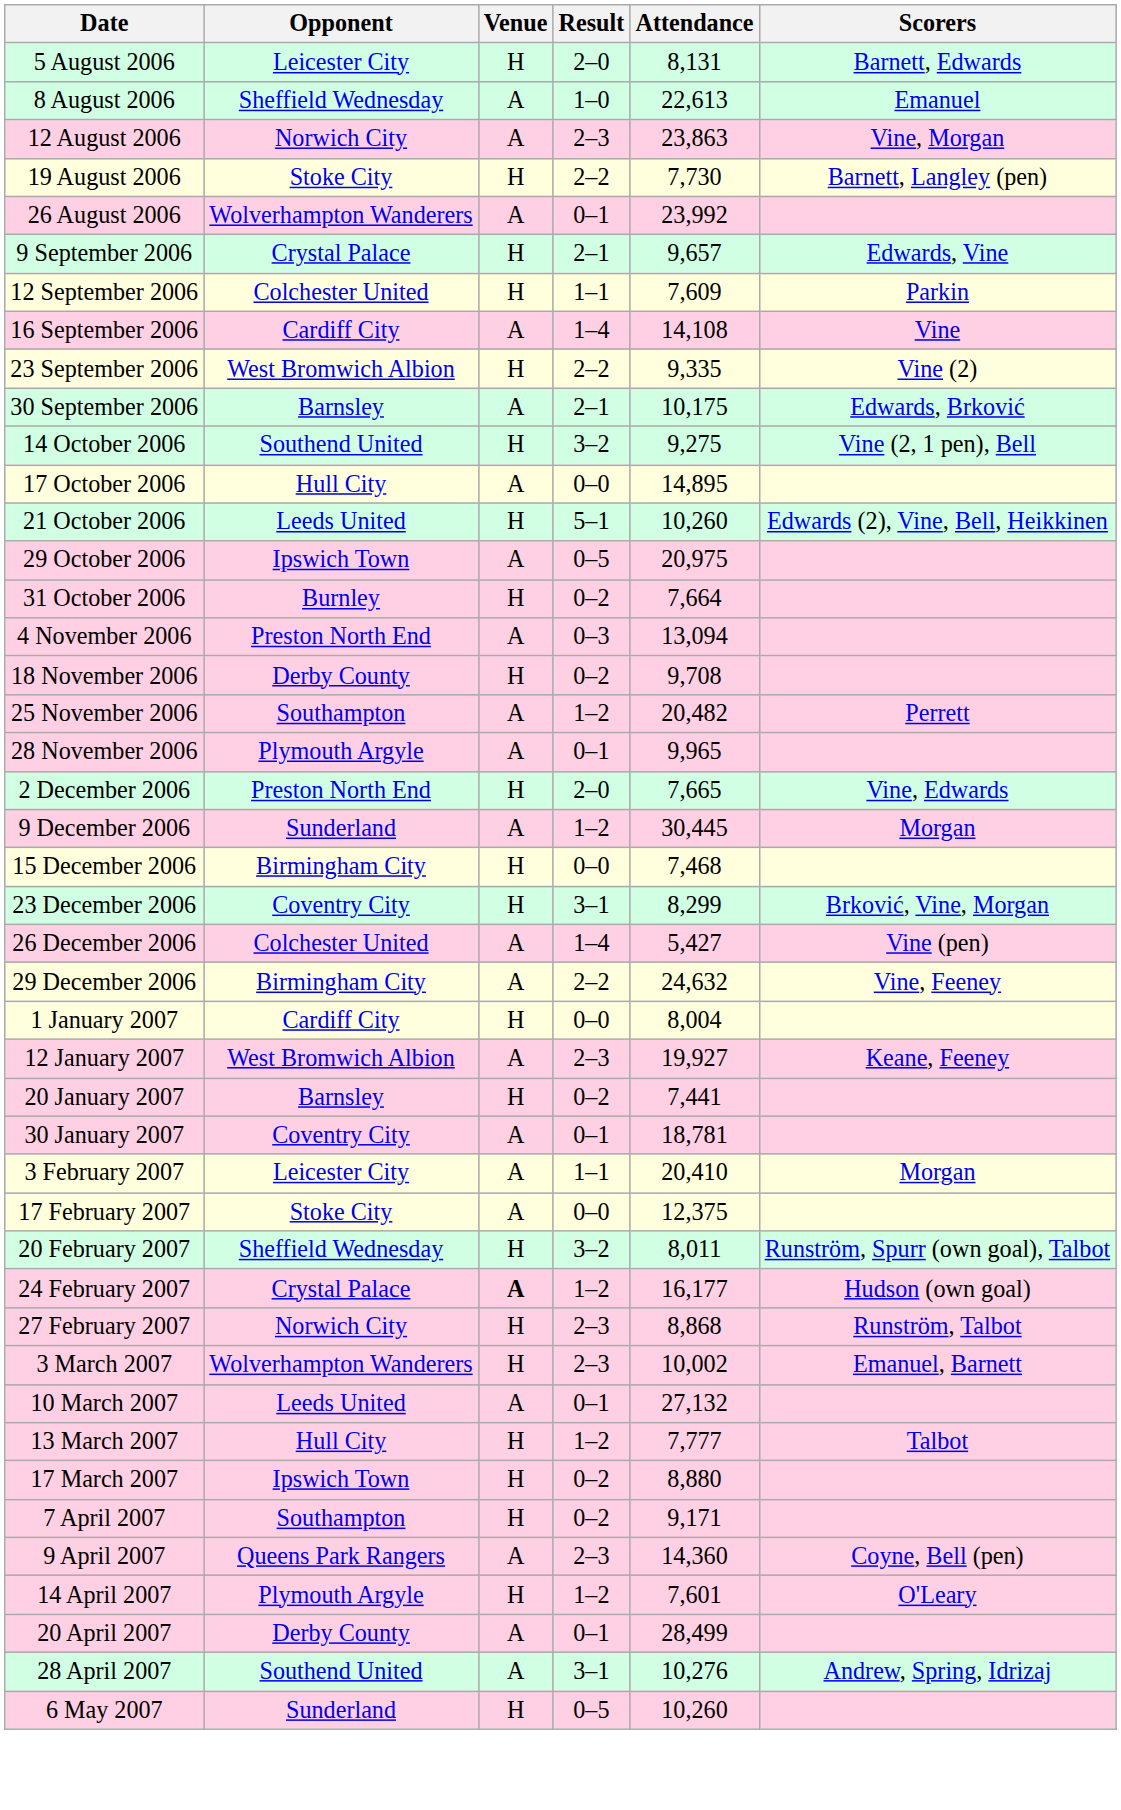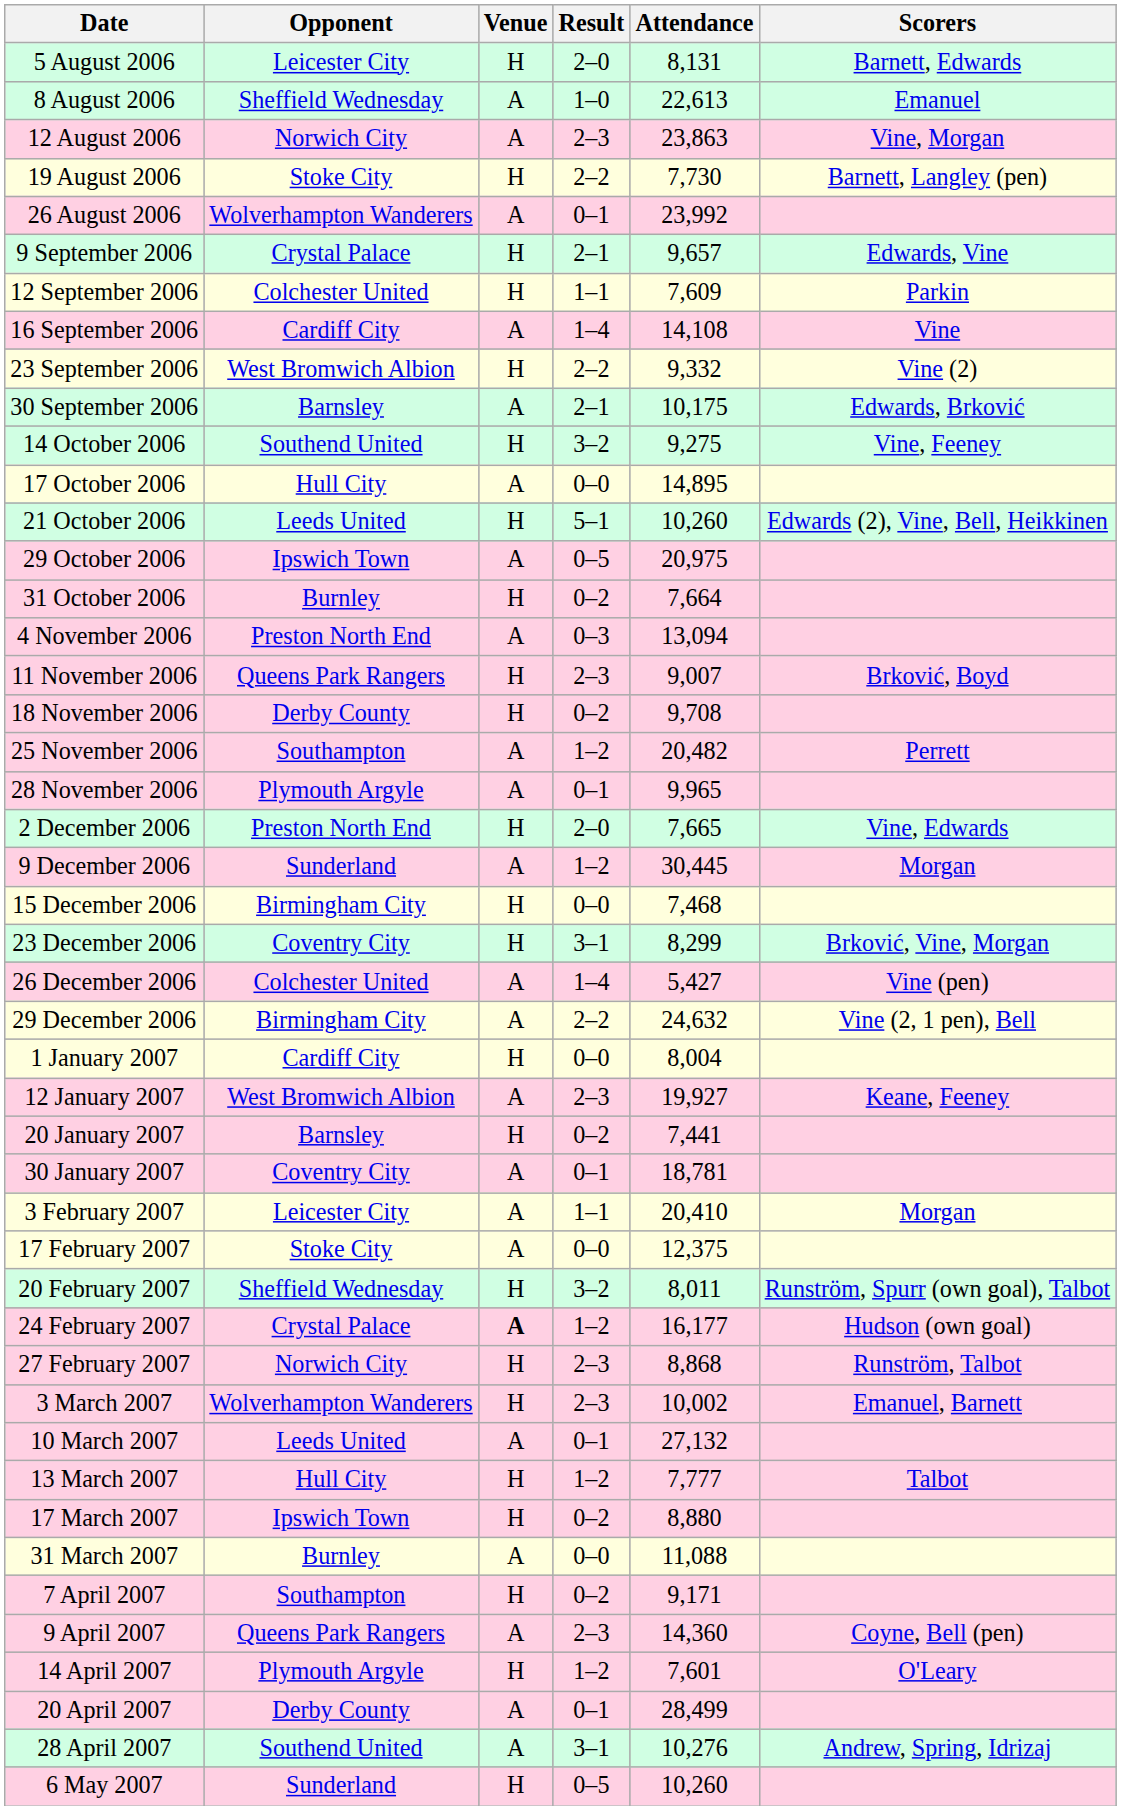(694, 368) 9,335 -> (694, 368) 9,332
(937, 445) Vine (2, 1 pen), Bell -> (937, 445) Vine, Feeney
+ row: (104, 675)
(937, 981) Vine, Feeney -> (937, 1019) Vine (2, 1 pen), Bell
+ row: (104, 1556)
